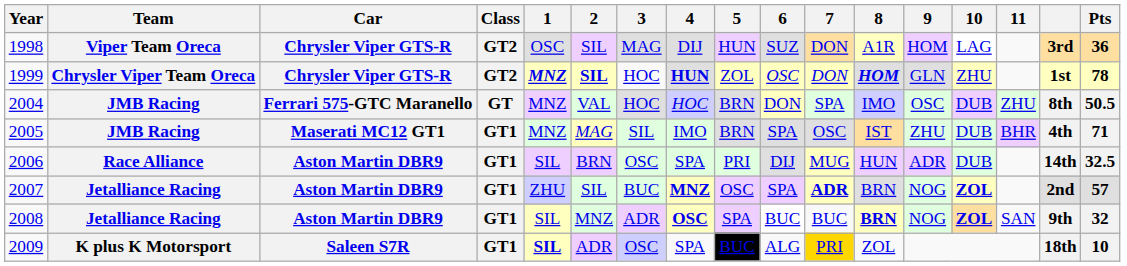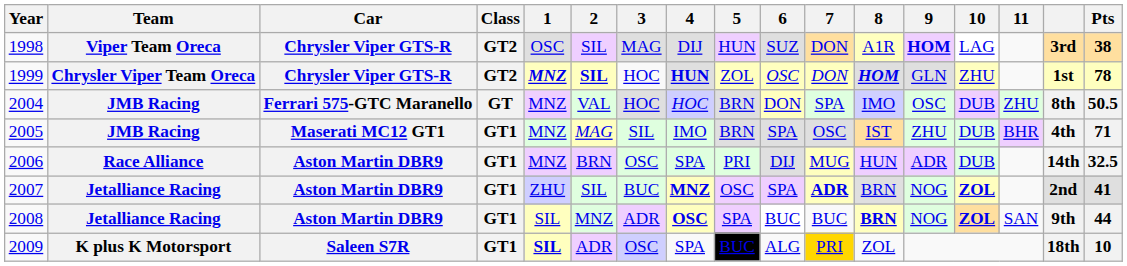(927, 46) normal -> (929, 46) bold
(1100, 46) 36 -> (1103, 46) 38
(547, 160) SIL -> (547, 160) MNZ
(1100, 189) 57 -> (1103, 189) 41
(1100, 217) 32 -> (1103, 217) 44
